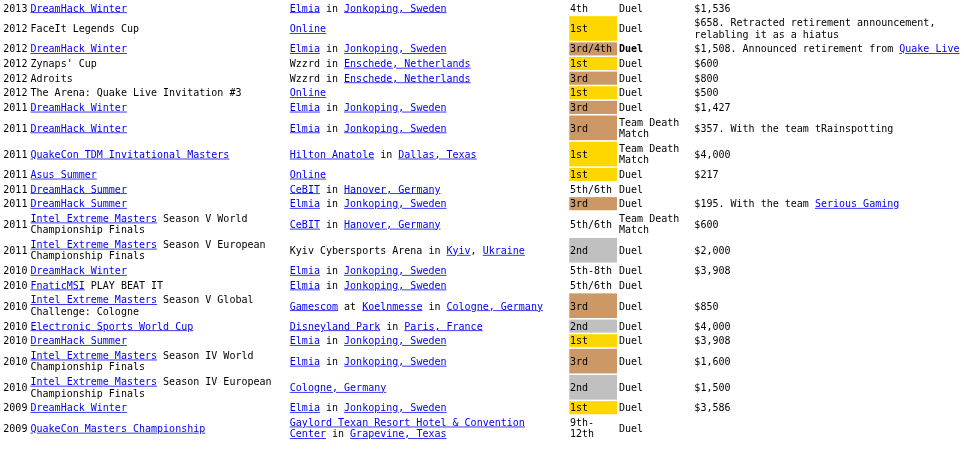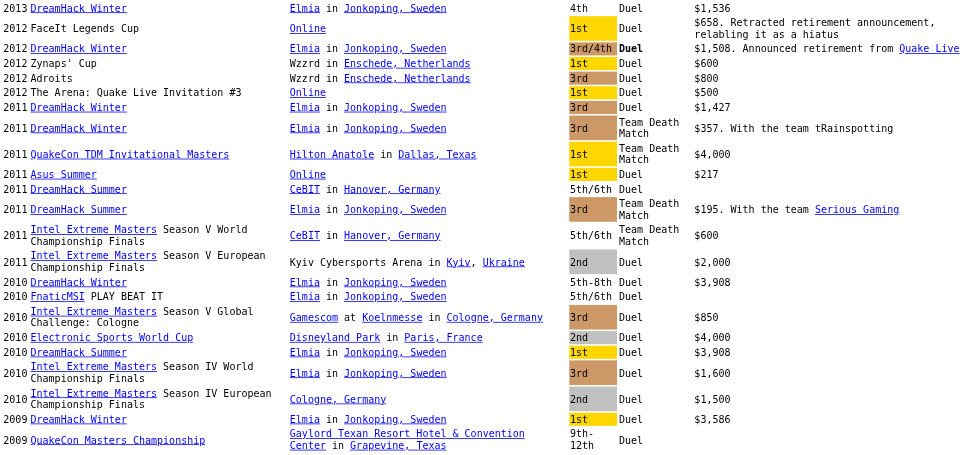(631, 204) Duel -> (649, 209) Team Death Match
